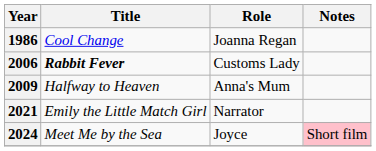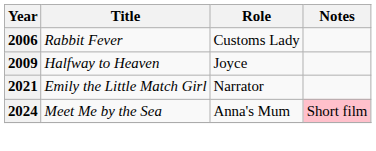- row: (23, 39)
(84, 63) bold -> (84, 39) normal
(252, 87) Anna's Mum -> (230, 63) Joyce
(230, 134) Joyce -> (252, 110) Anna's Mum
